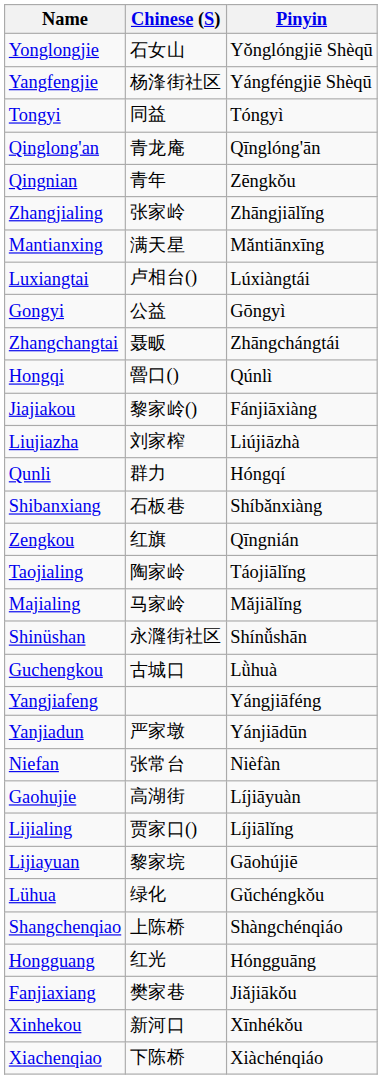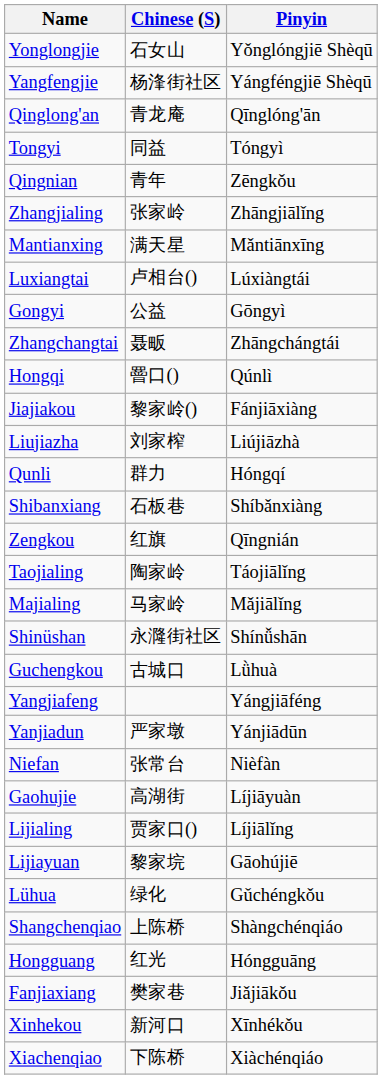rows swapped: (35, 115) <-> (54, 147)
